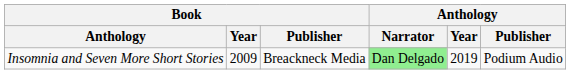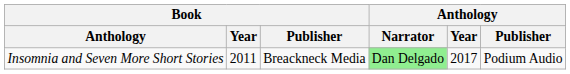(243, 58) 2009 -> (243, 58) 2011
(464, 58) 2019 -> (464, 58) 2017
